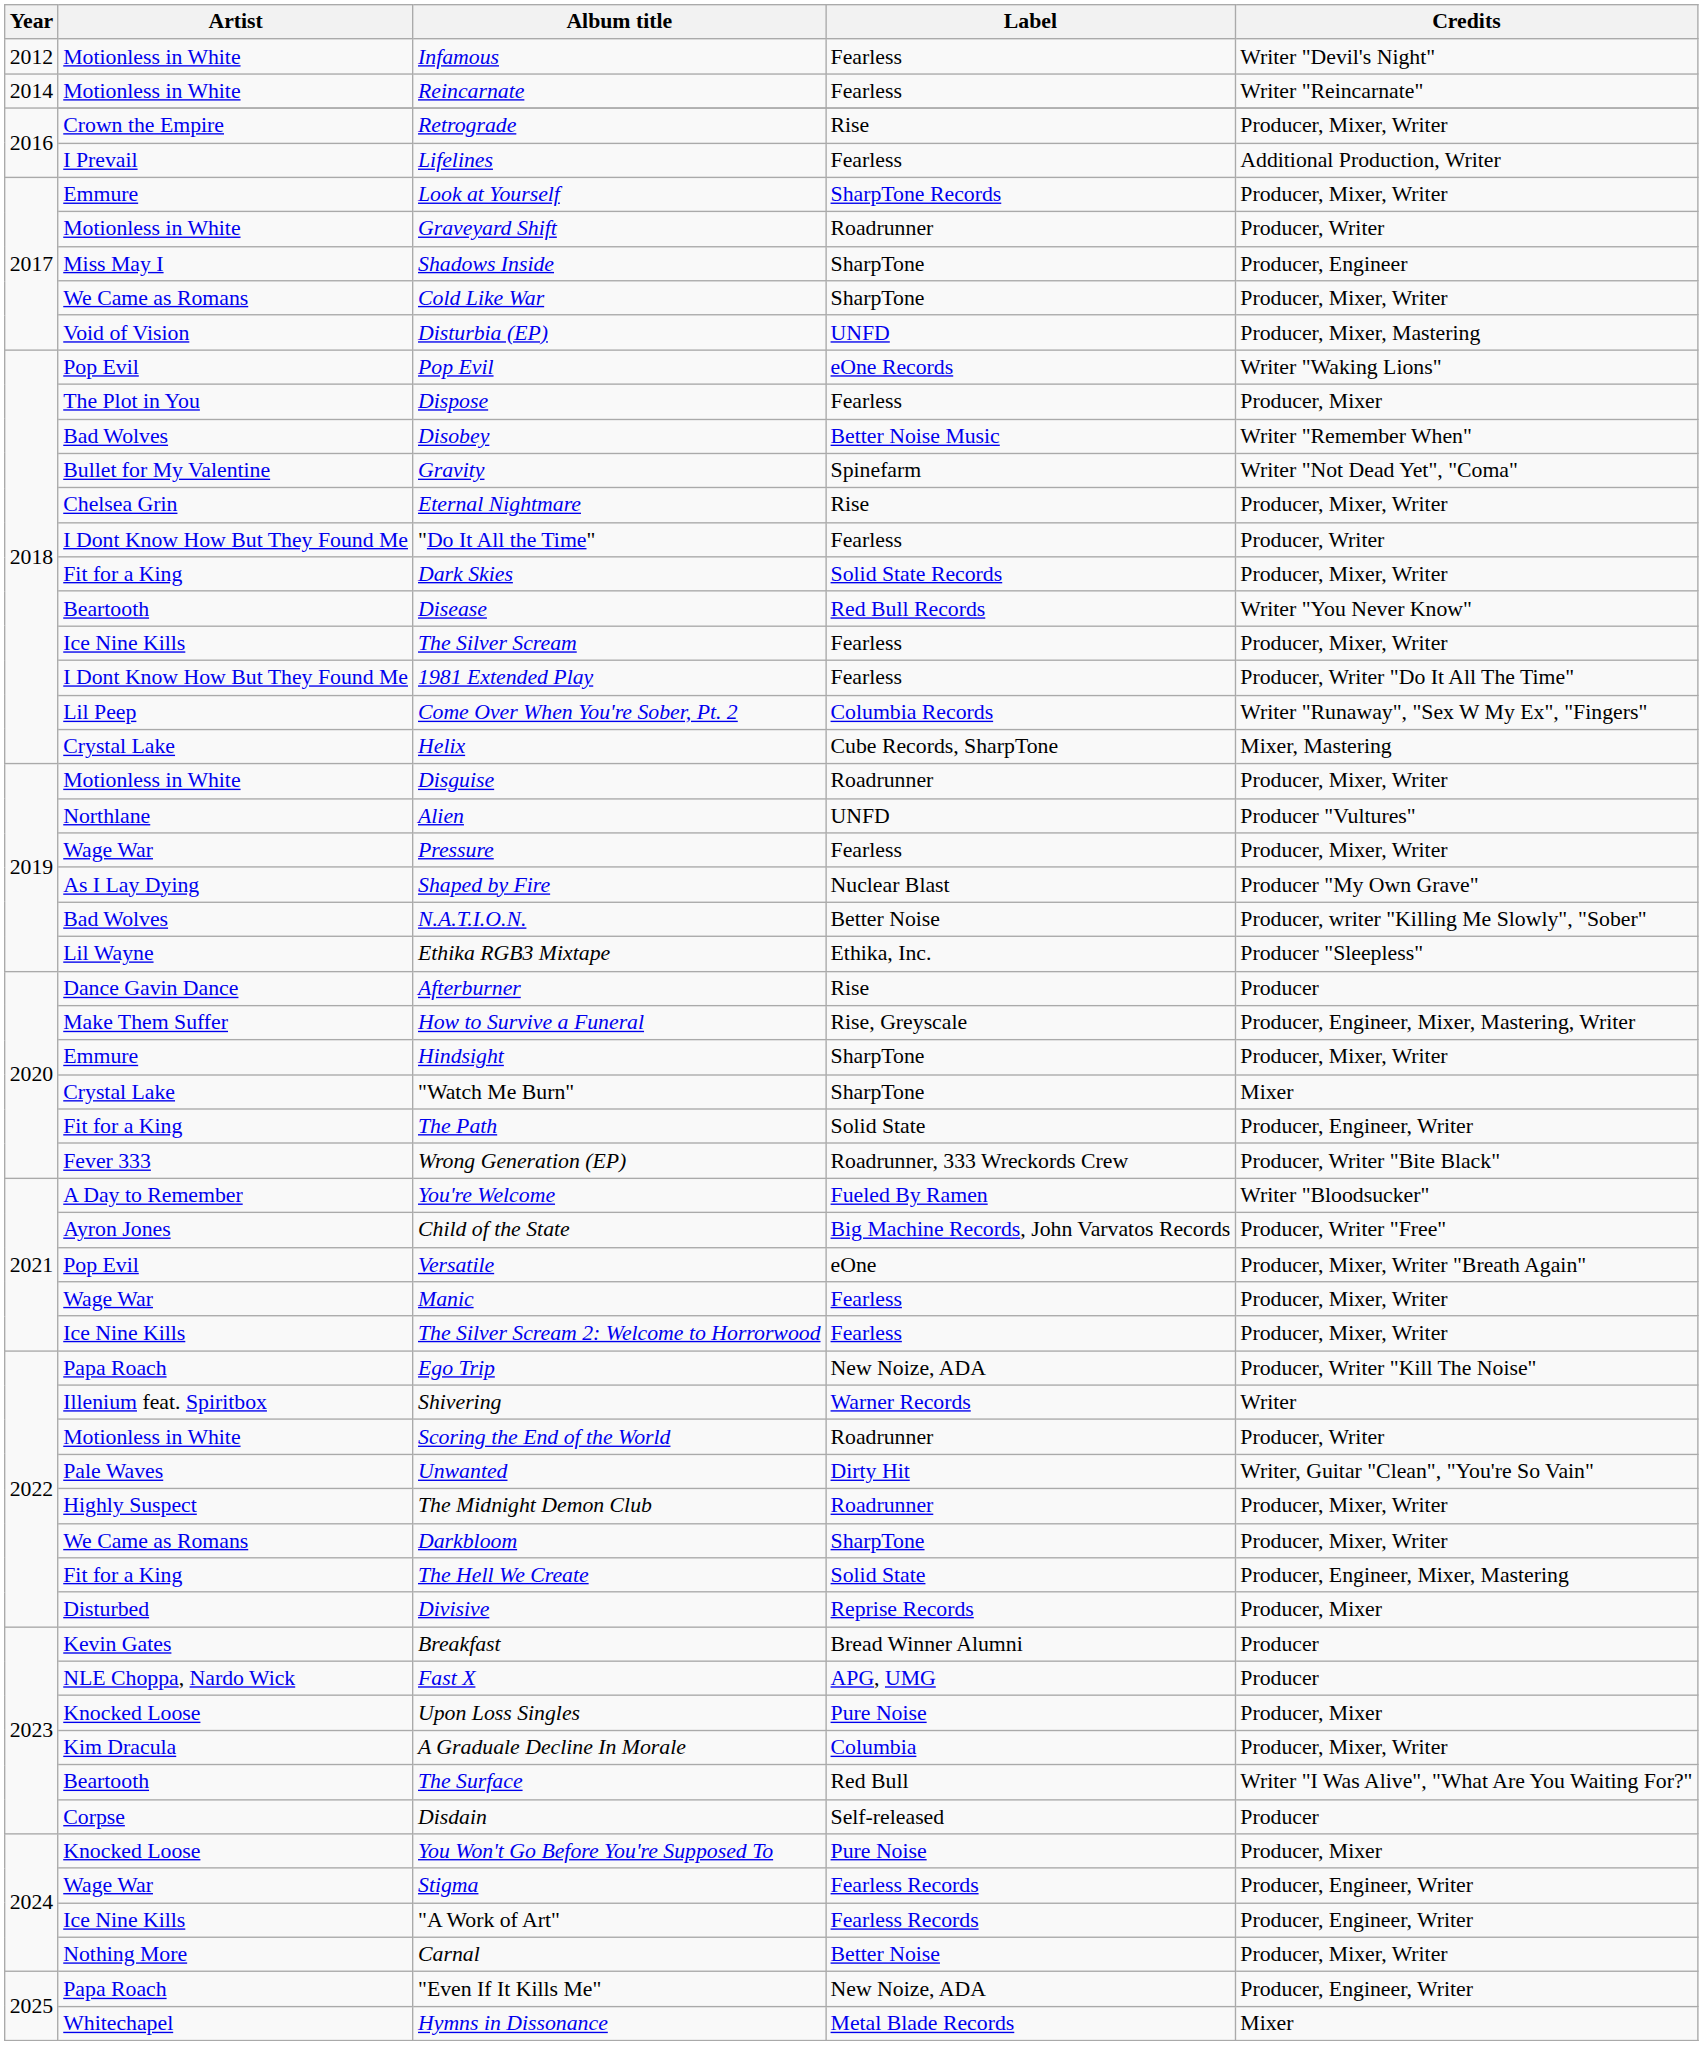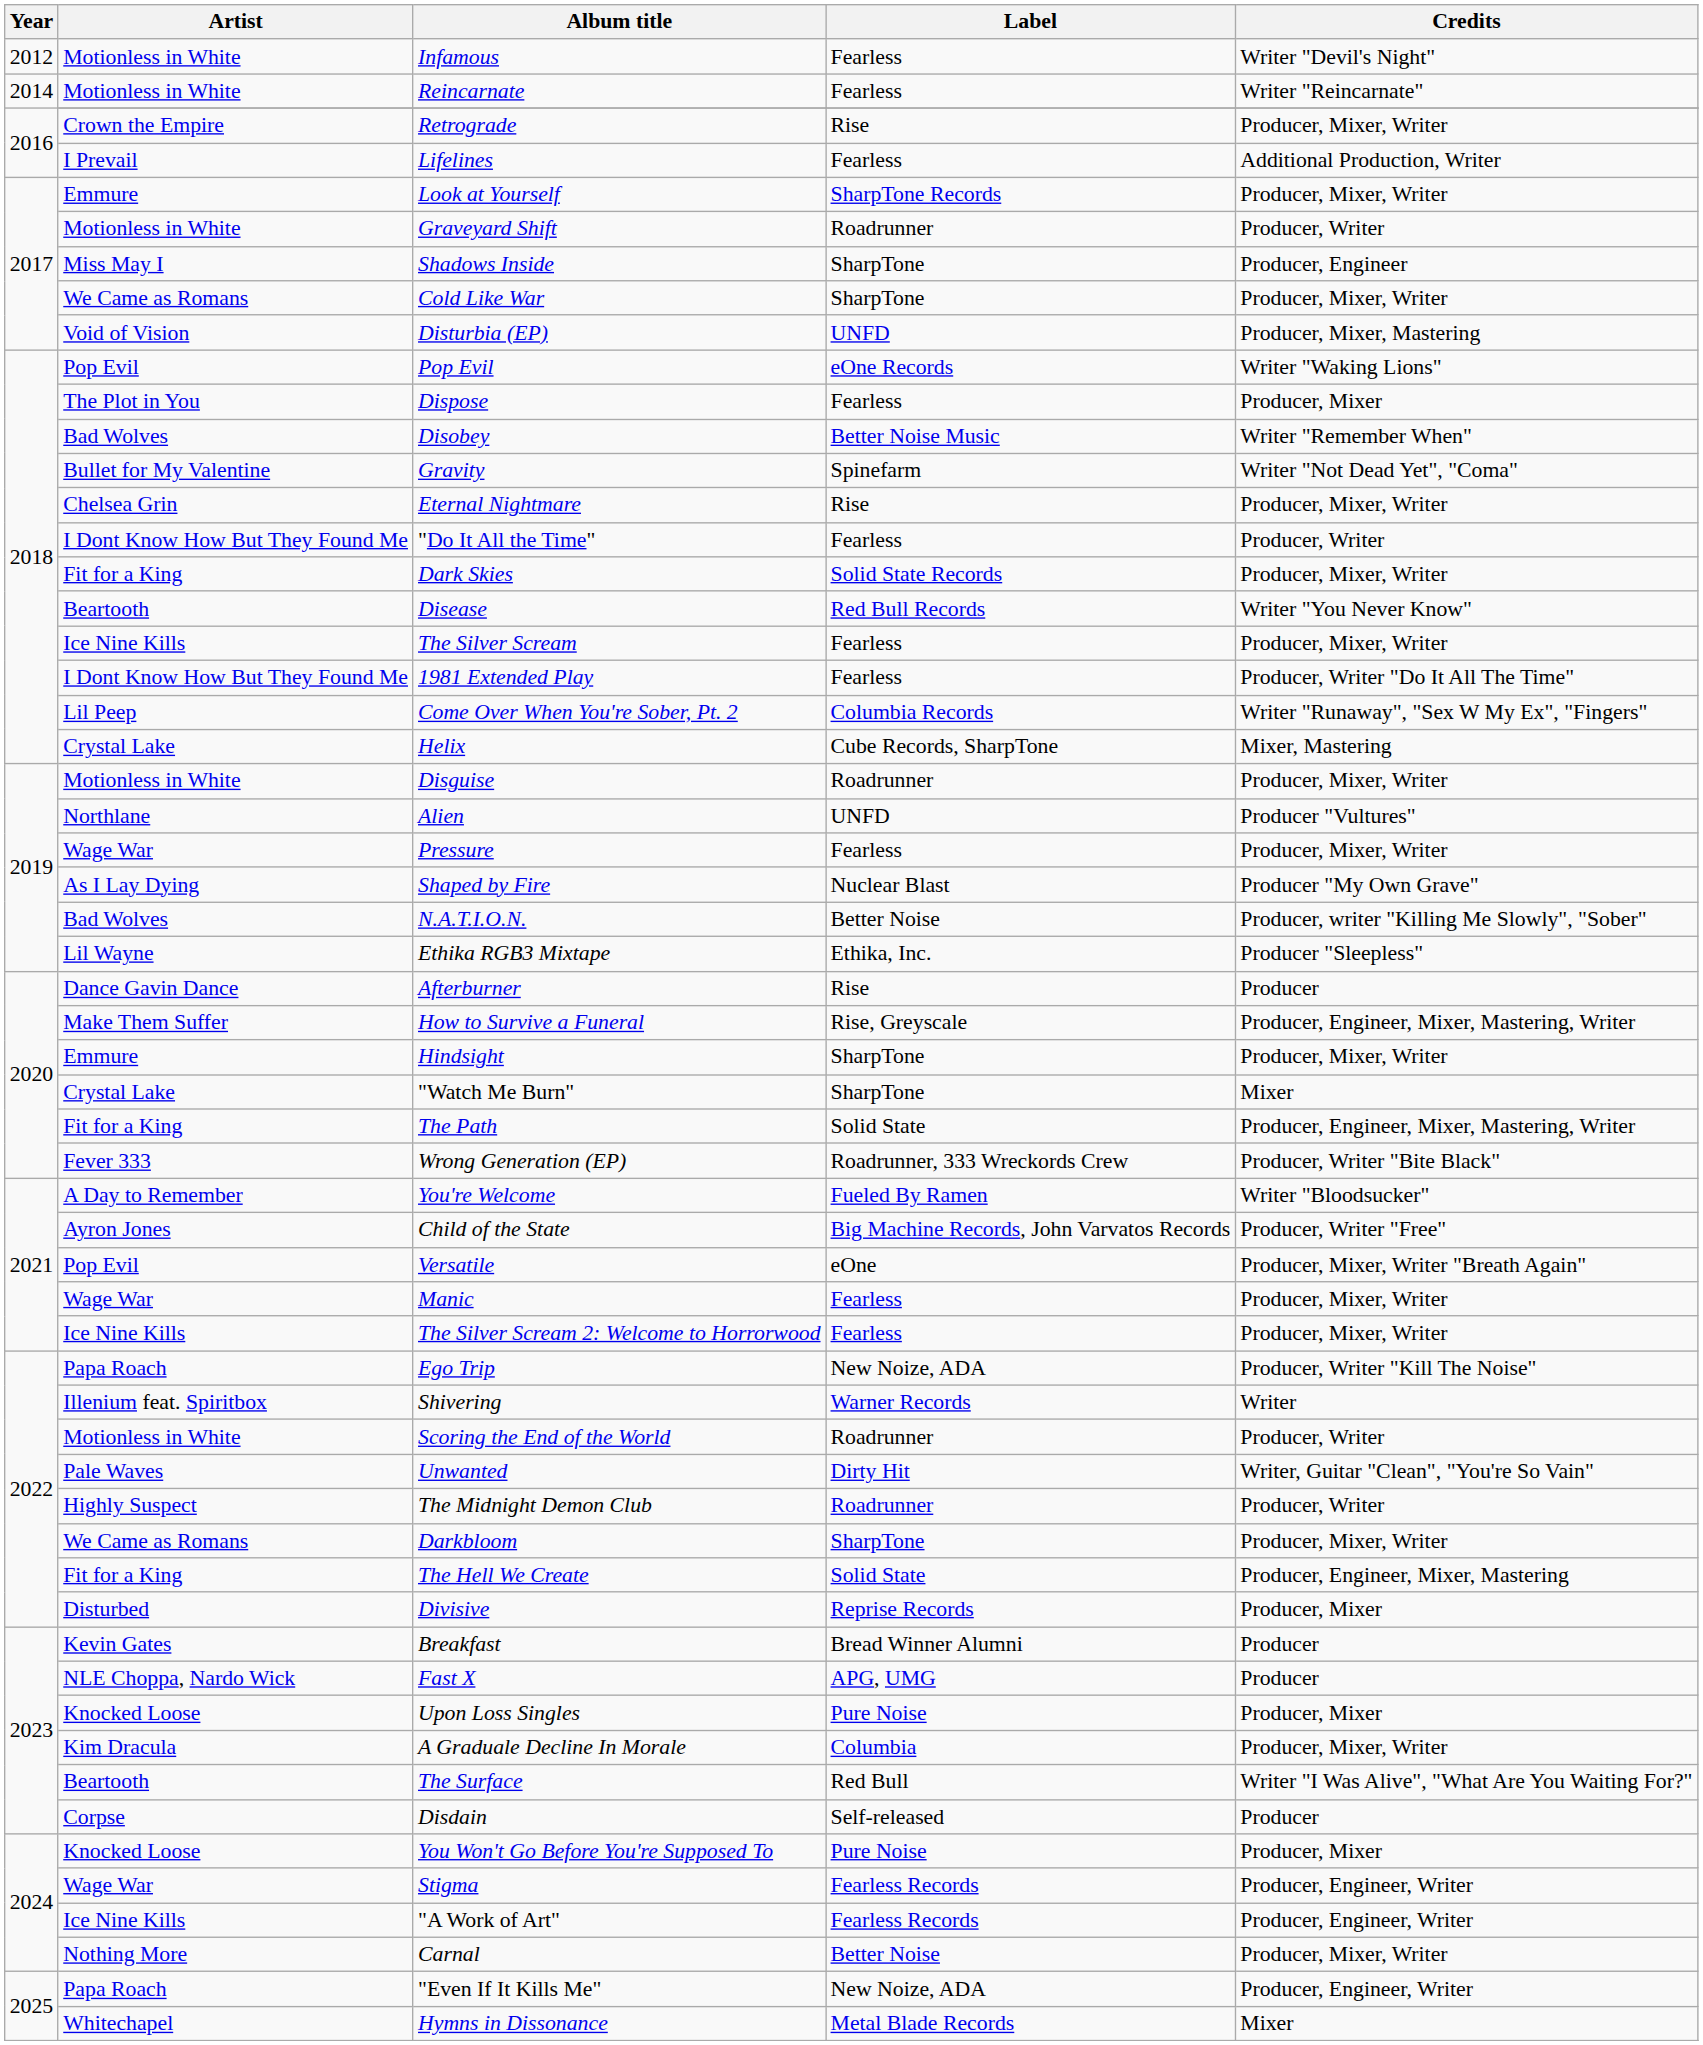(1357, 1126) Producer, Engineer, Writer -> (1438, 1126) Producer, Engineer, Mixer, Mastering, Writer
(1344, 1505) Producer, Mixer, Writer -> (1312, 1505) Producer, Writer
